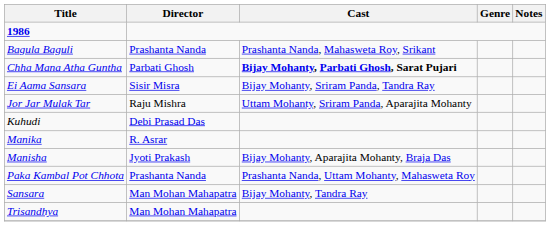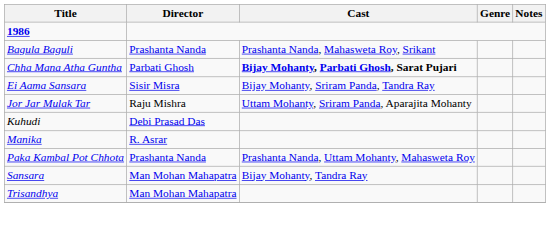- row: (27, 157)
